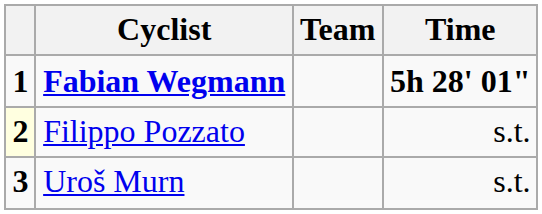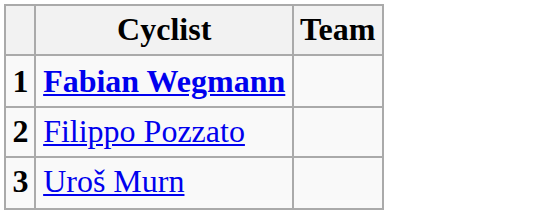- column: (460, 29)
(20, 131) lightyellow background -> (20, 131) no background
